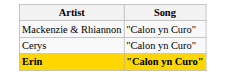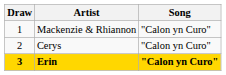+ column: (20, 12)
